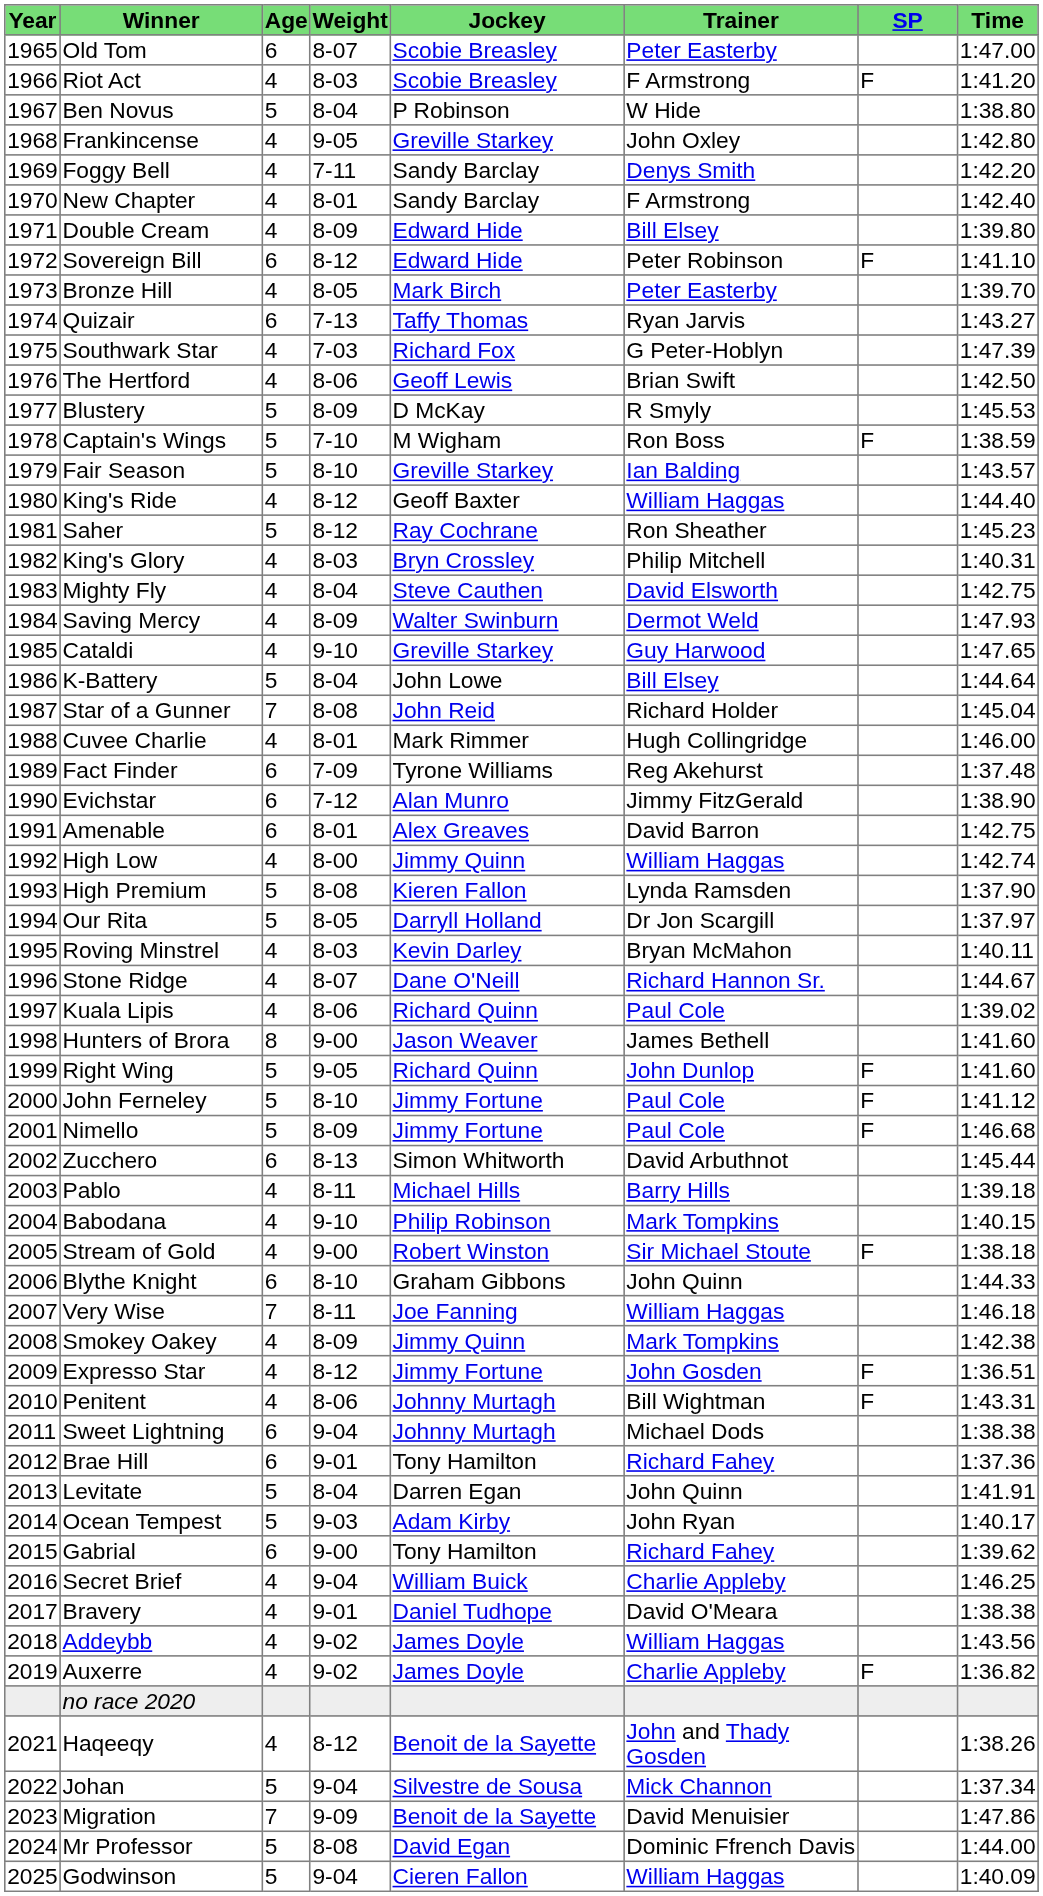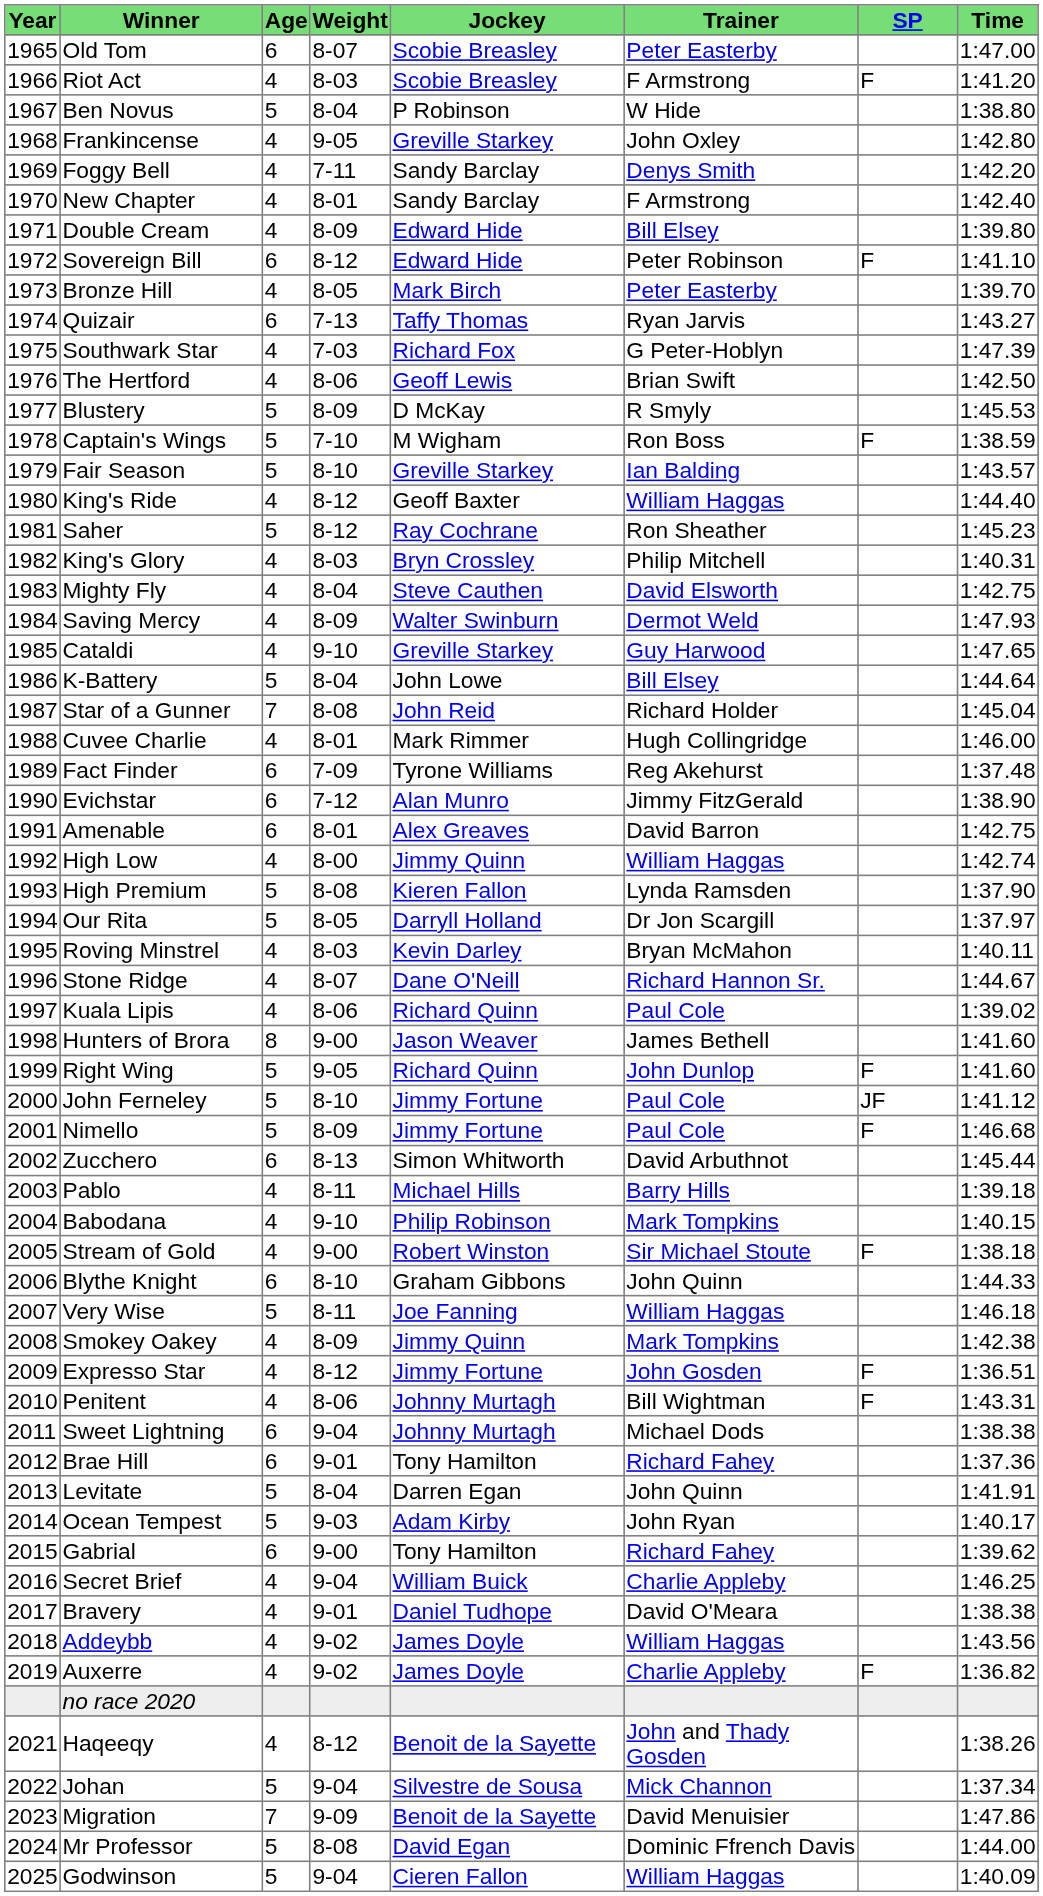(867, 1101) F -> (873, 1101) JF
(271, 1311) 7 -> (271, 1311) 5
